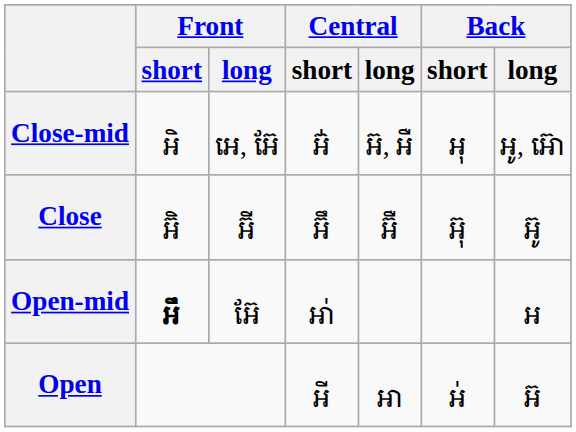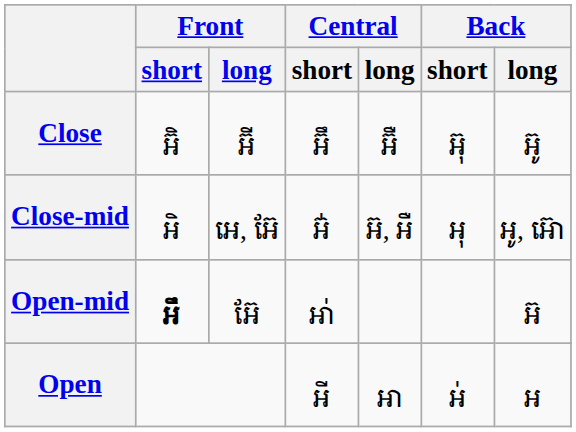rows swapped: (70, 216) <-> (70, 132)
(532, 314) អ -> (532, 314) អ៊
(532, 398) អ៊ -> (532, 398) អ
